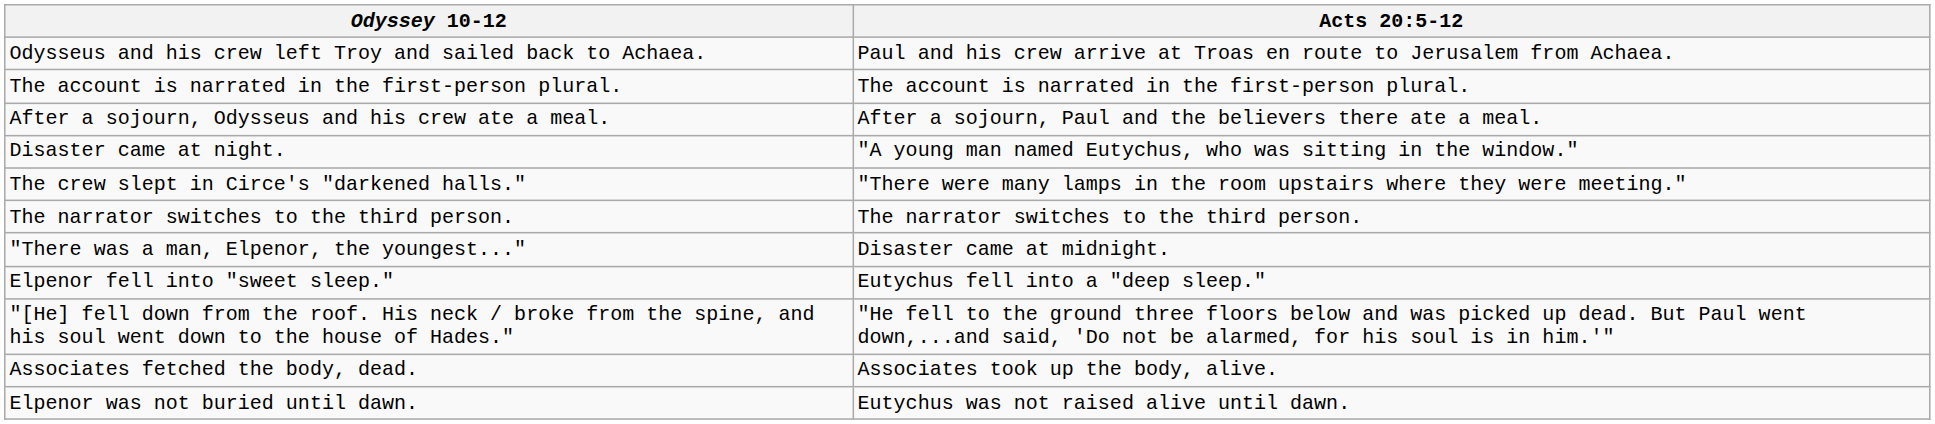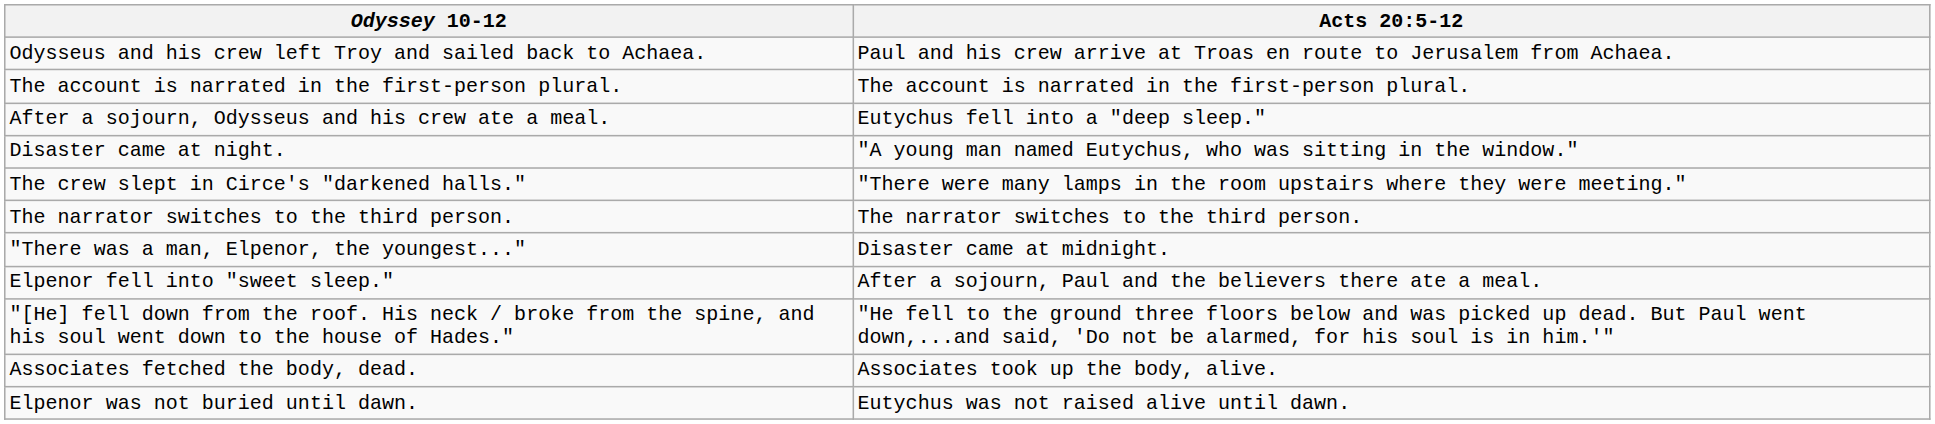(1200, 119) After a sojourn, Paul and the believers there ate a meal. -> (1062, 119) Eutychus fell into a "deep sleep."
(1062, 282) Eutychus fell into a "deep sleep." -> (1200, 282) After a sojourn, Paul and the believers there ate a meal.
